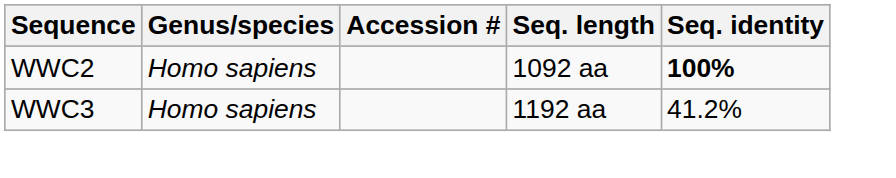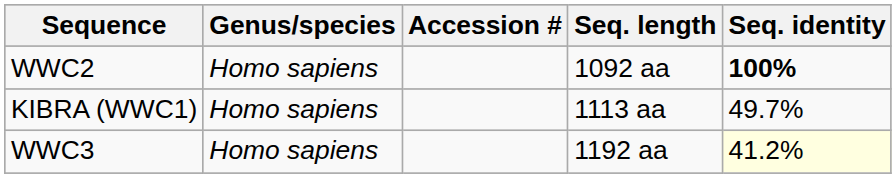+ row: (104, 109)
(705, 109) no background -> (766, 151) lightyellow background
